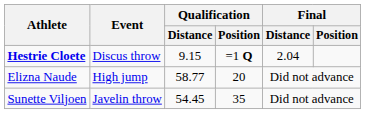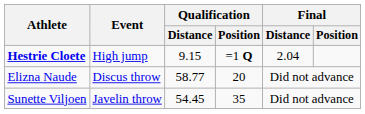(126, 56) Discus throw -> (120, 56) High jump
(120, 77) High jump -> (126, 77) Discus throw
